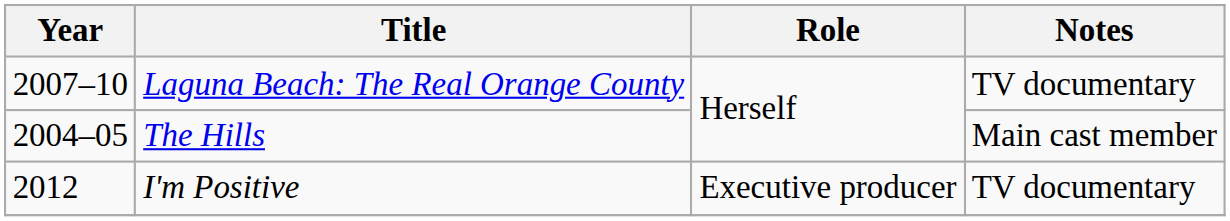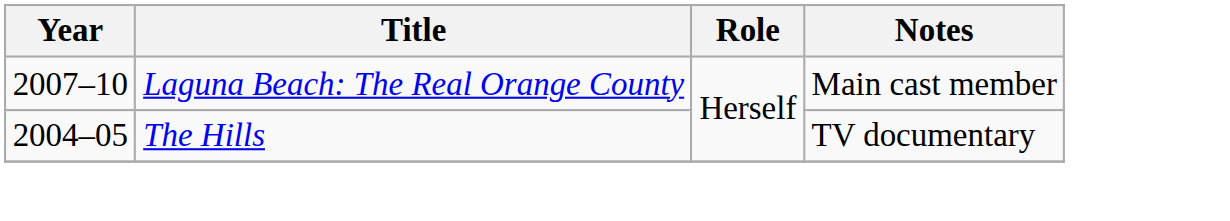(1084, 82) TV documentary -> (934, 82) Main cast member
(1094, 135) Main cast member -> (923, 135) TV documentary
- row: (221, 187)
